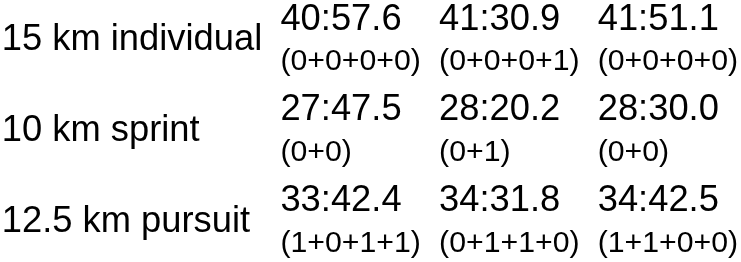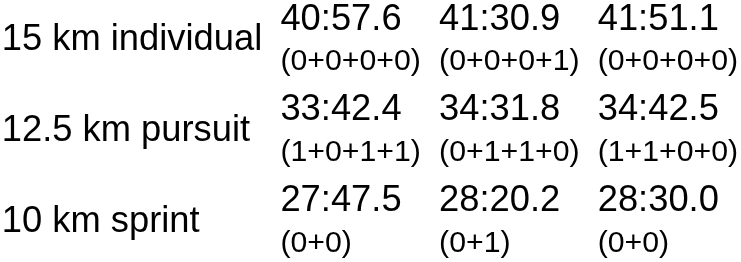rows swapped: (101, 128) <-> (126, 219)
